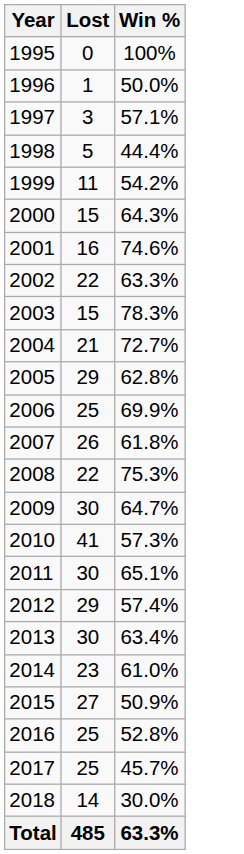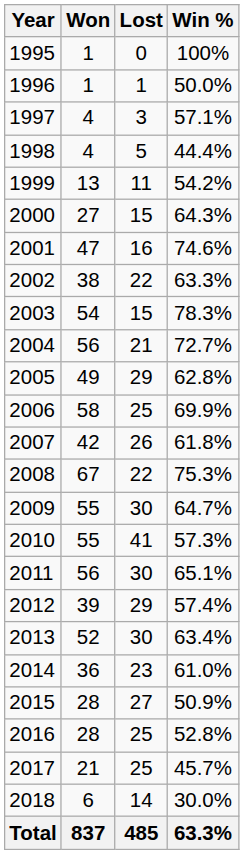+ column: (88, 20)
